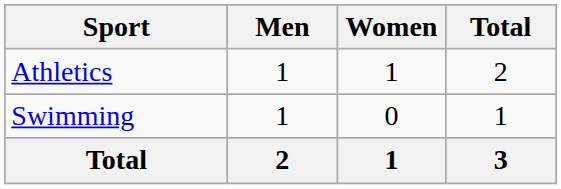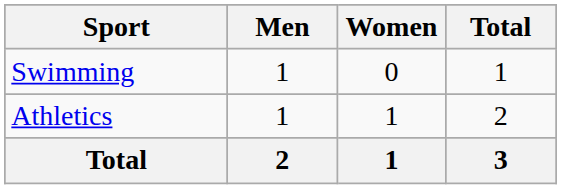rows swapped: (62, 71) <-> (73, 115)
